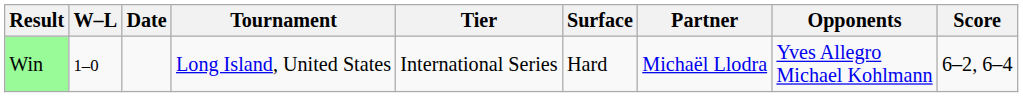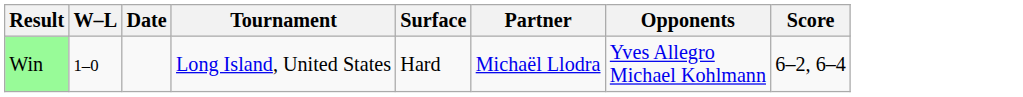- column: (479, 20)
